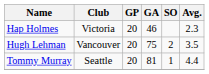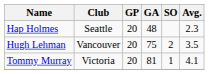(98, 28) Victoria -> (98, 28) Seattle
(152, 28) 46 -> (152, 28) 48
(98, 61) Seattle -> (98, 61) Victoria
(192, 61) 4.4 -> (192, 61) 4.1
